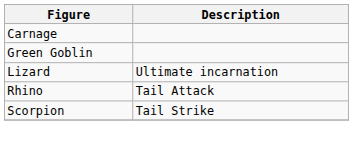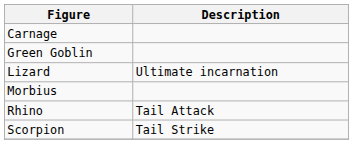+ row: (32, 91)
